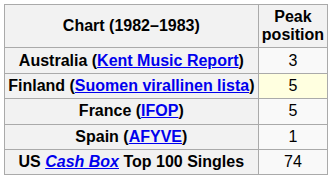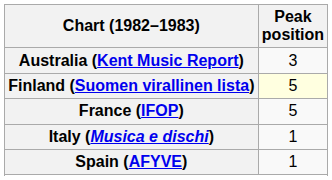+ row: (131, 136)
- row: (131, 162)
